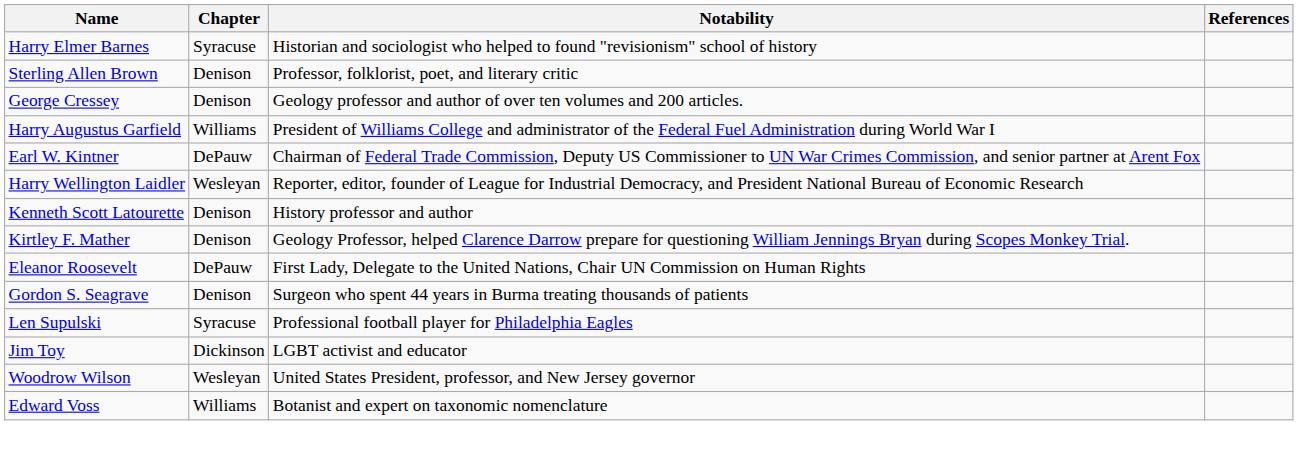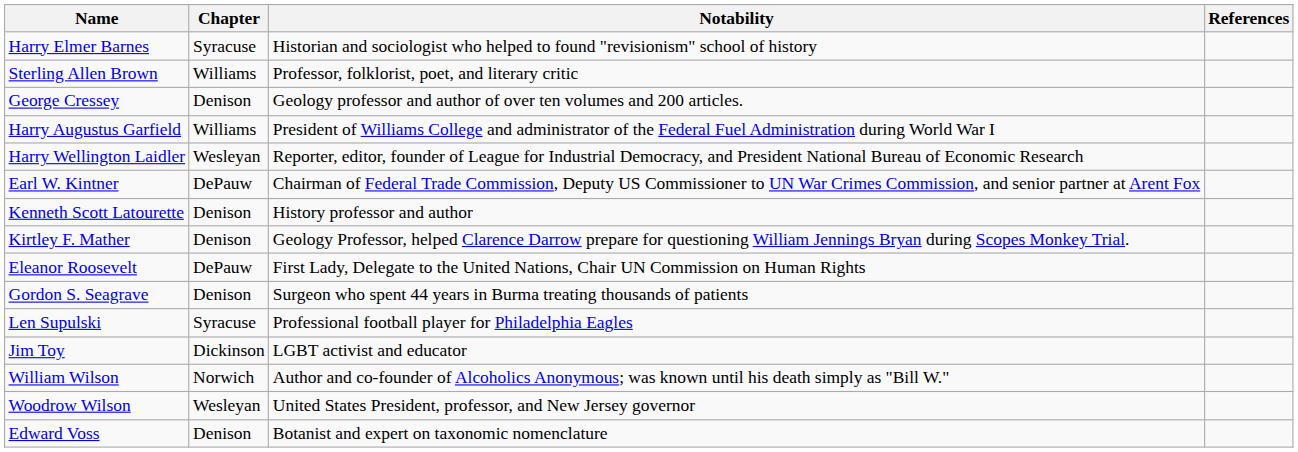(222, 73) Denison -> (225, 73) Williams
rows swapped: (64, 156) <-> (97, 184)
+ row: (64, 377)
(225, 405) Williams -> (222, 433) Denison
